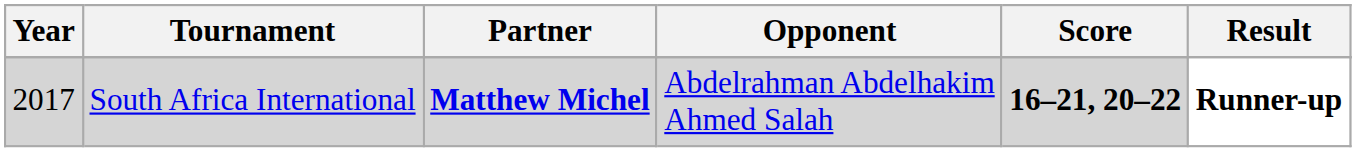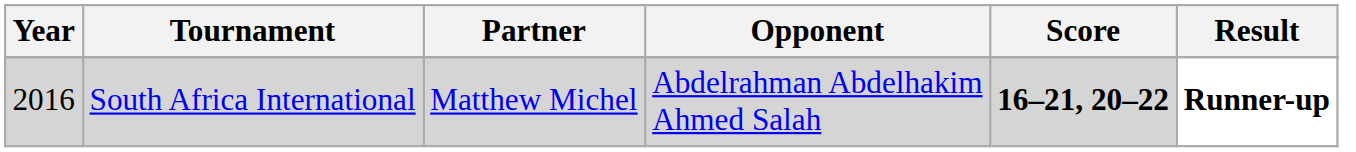(44, 100) 2017 -> (44, 100) 2016
(540, 100) bold -> (534, 100) normal
